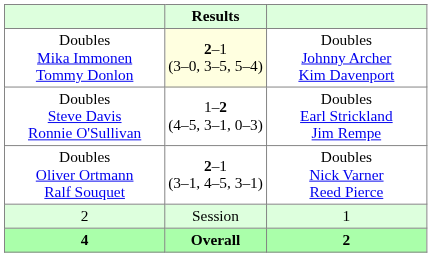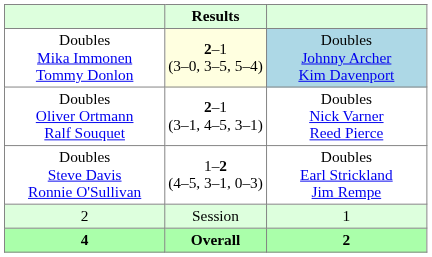(346, 57) no background -> (346, 57) lightblue background
rows swapped: (85, 116) <-> (85, 174)
